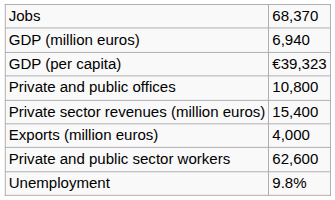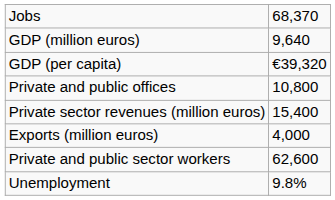(291, 40) 6,940 -> (291, 40) 9,640
(299, 64) €39,323 -> (299, 64) €39,320
